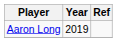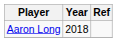(77, 29) 2019 -> (77, 29) 2018
